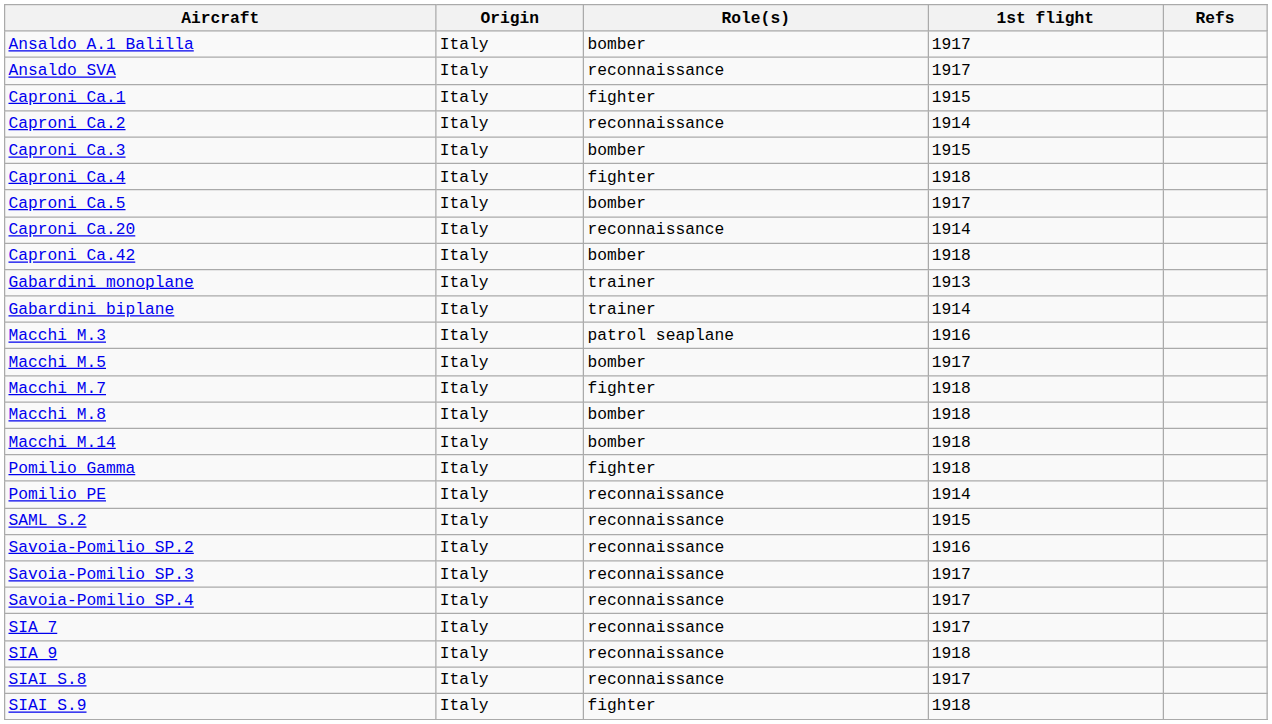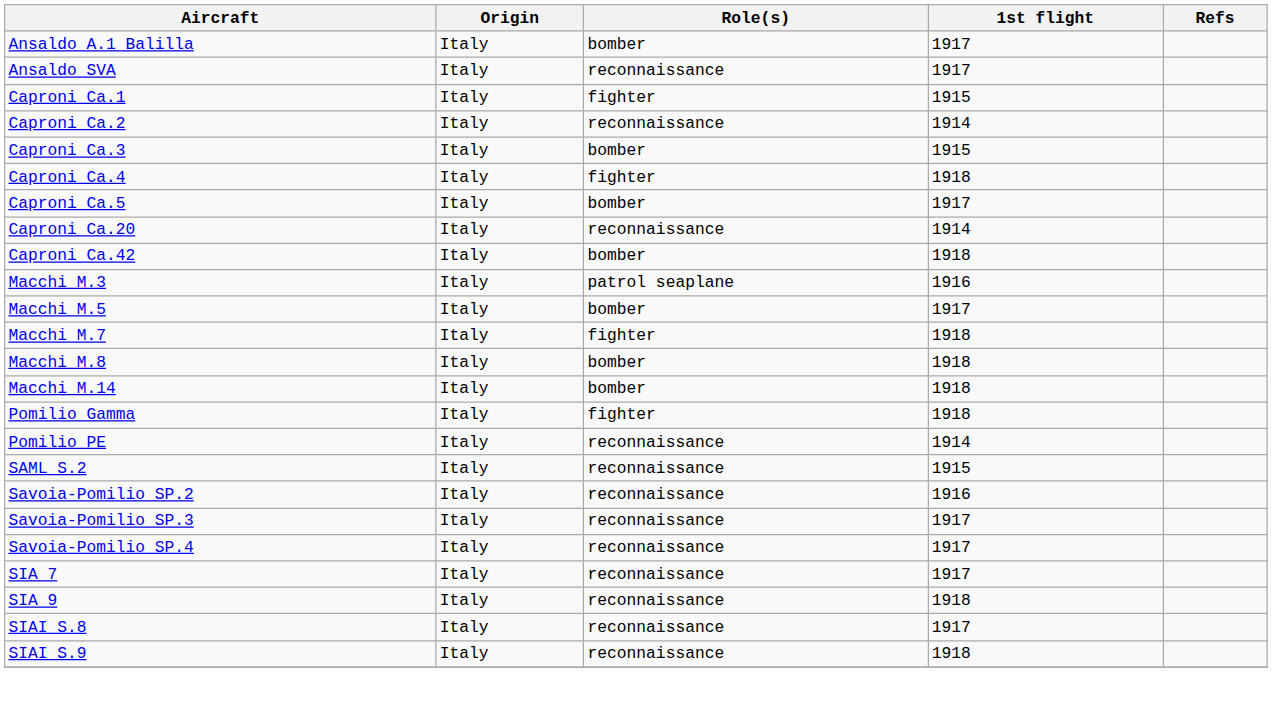- row: (101, 283)
- row: (91, 309)
(622, 706) fighter -> (656, 653) reconnaissance
